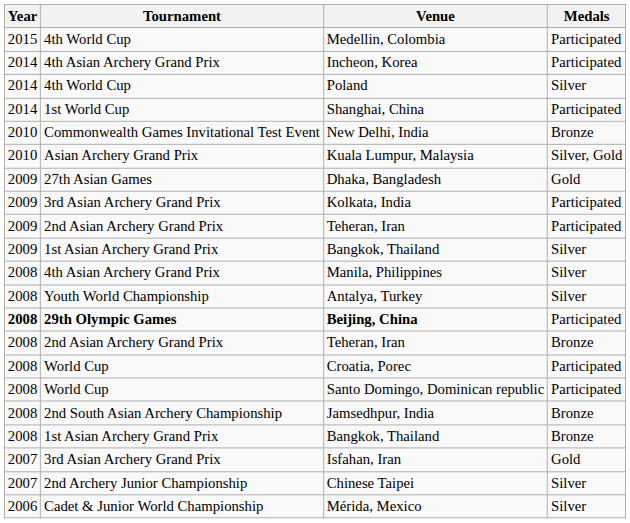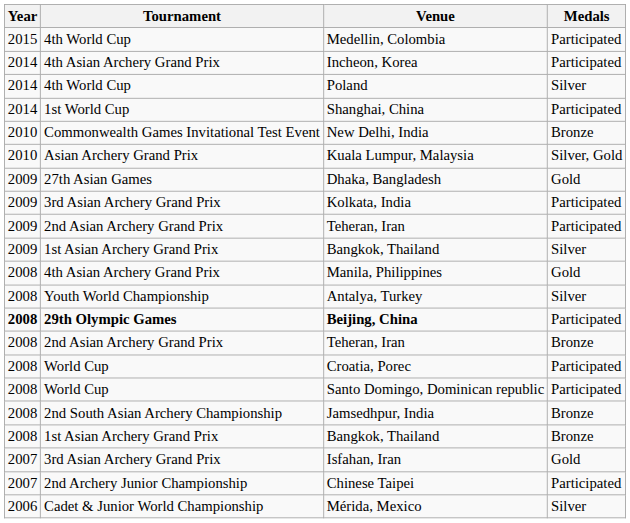(569, 272) Silver -> (566, 272) Gold
(569, 483) Silver -> (586, 483) Participated
